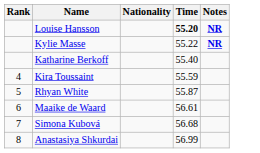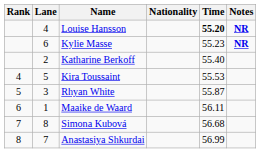+ column: (46, 12)
(187, 44) 55.22 -> (213, 44) 55.23
(187, 76) 55.59 -> (213, 76) 55.53
(187, 108) 56.61 -> (213, 108) 56.11
